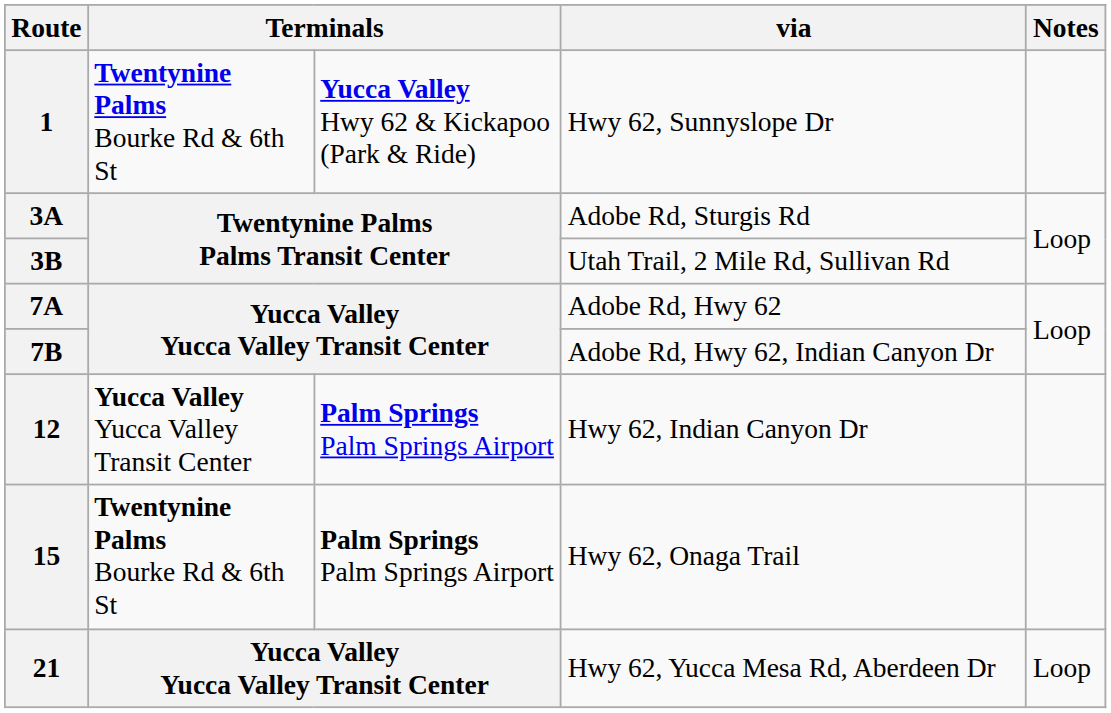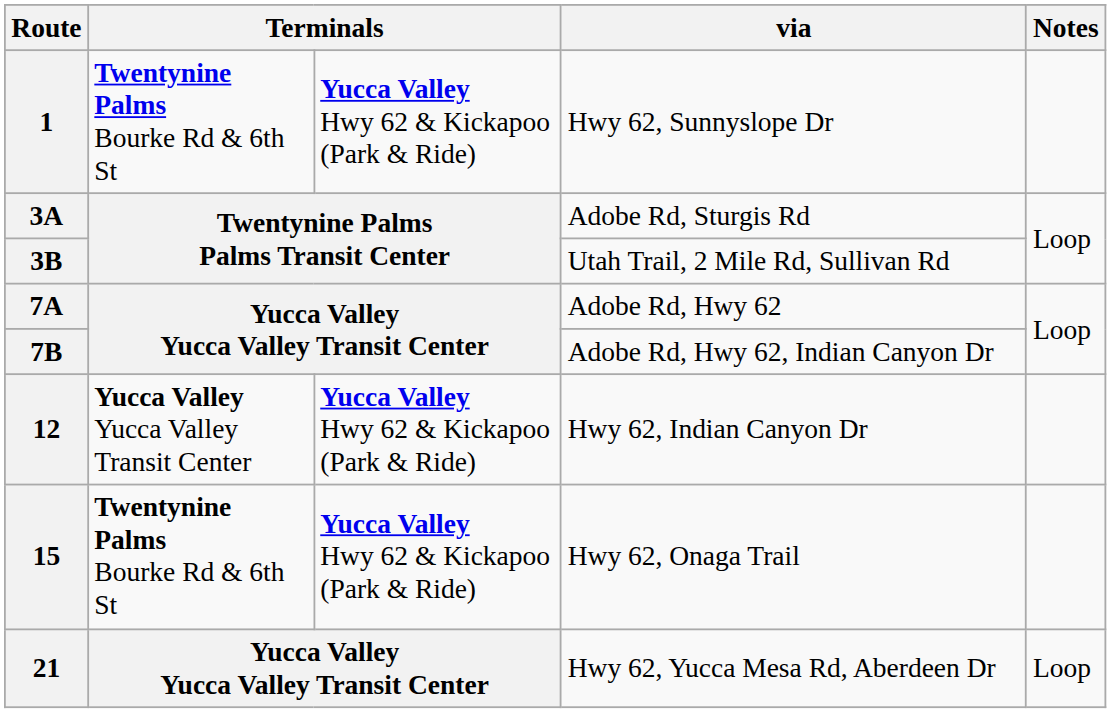(437, 429) Palm Springs Palm Springs Airport -> (435, 429) Yucca Valley Hwy 62 & Kickapoo (Park & Ride)
(437, 556) Palm Springs Palm Springs Airport -> (435, 556) Yucca Valley Hwy 62 & Kickapoo (Park & Ride)
